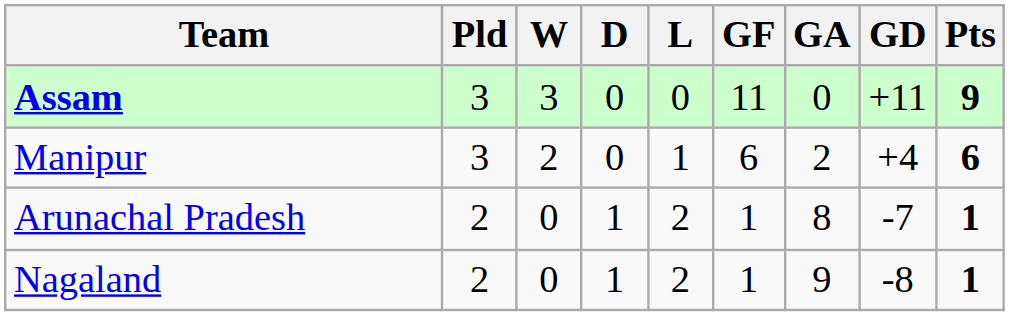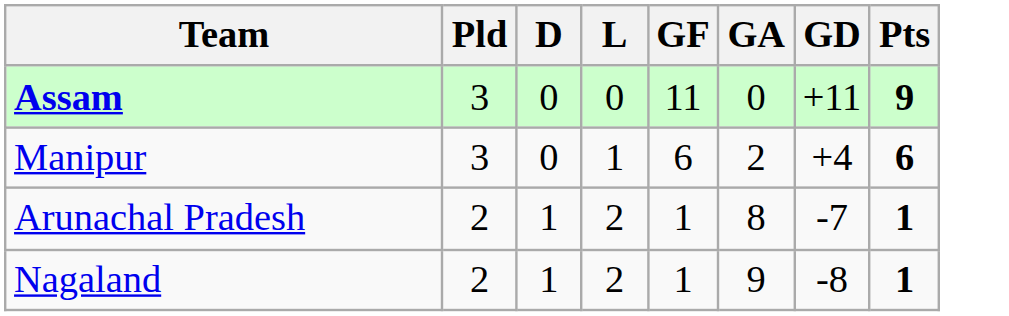- column: (549, 34)
